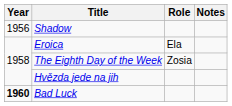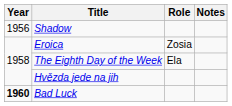(174, 45) Ela -> (179, 45) Zosia
(179, 61) Zosia -> (174, 61) Ela
